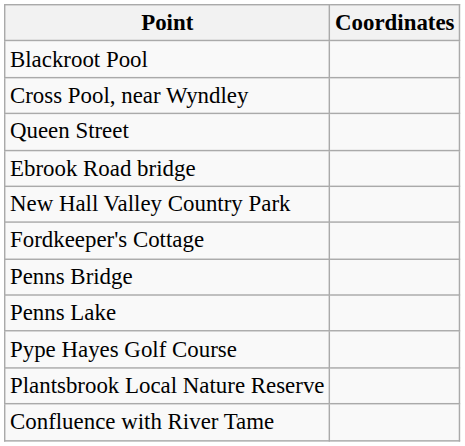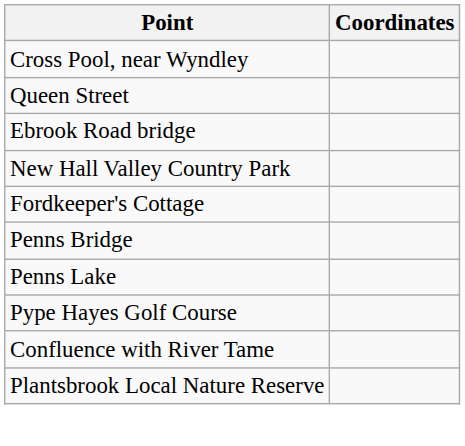- row: (79, 58)
rows swapped: (167, 385) <-> (142, 421)
